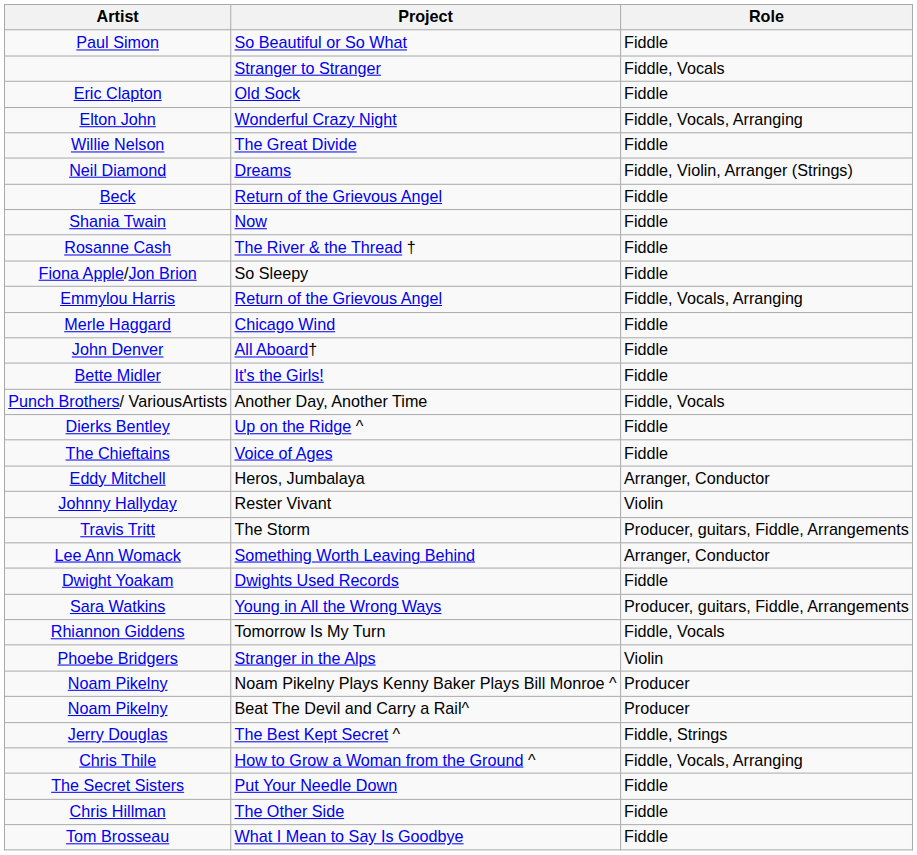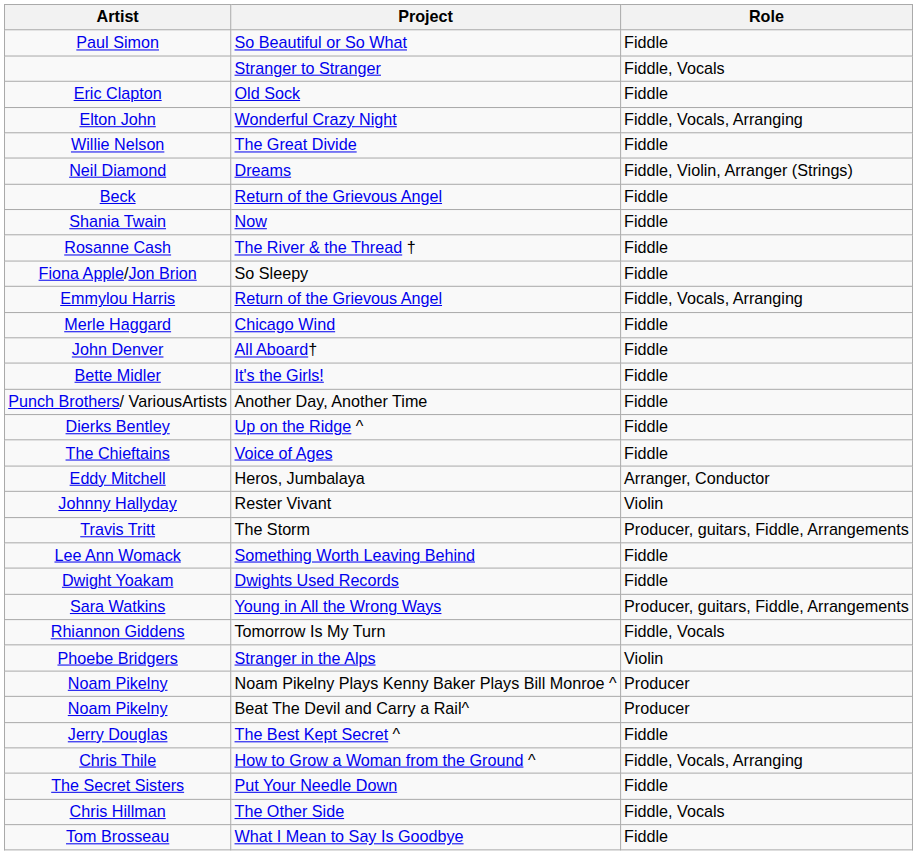(674, 401) Fiddle, Vocals -> (646, 401) Fiddle
(697, 555) Arranger, Conductor -> (646, 555) Fiddle
(676, 734) Fiddle, Strings -> (646, 734) Fiddle
(646, 811) Fiddle -> (674, 811) Fiddle, Vocals
